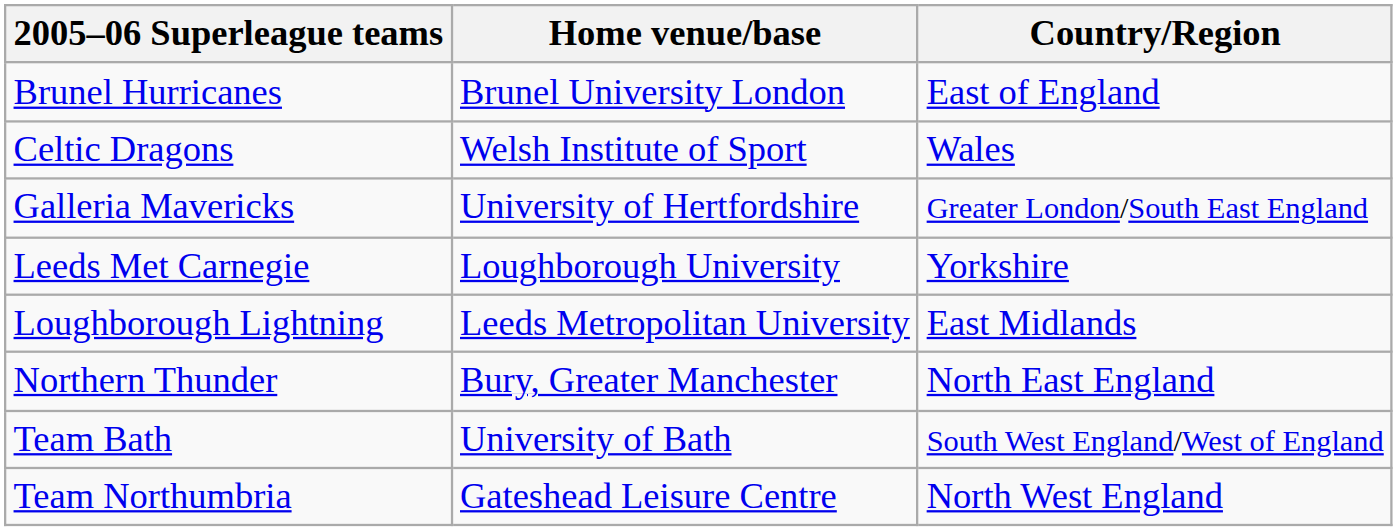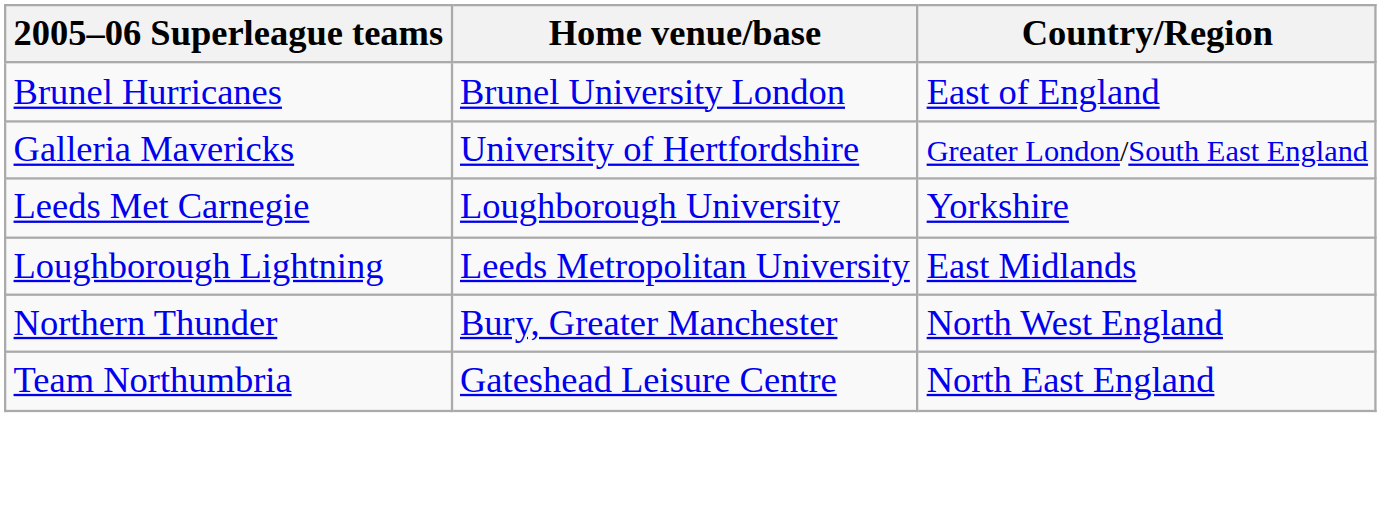- row: (123, 149)
(1071, 380) North East England -> (1075, 322) North West England
- row: (93, 438)
(1075, 496) North West England -> (1071, 380) North East England
